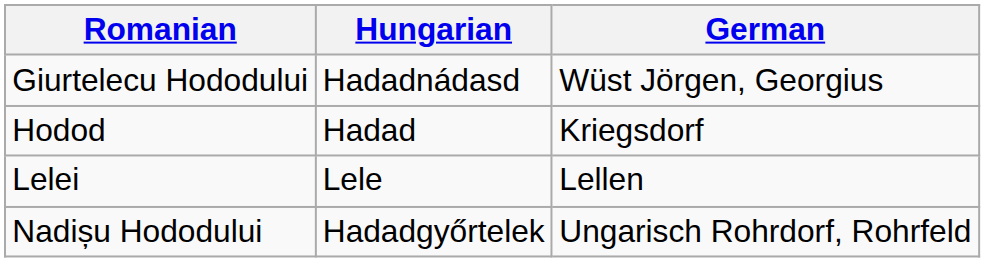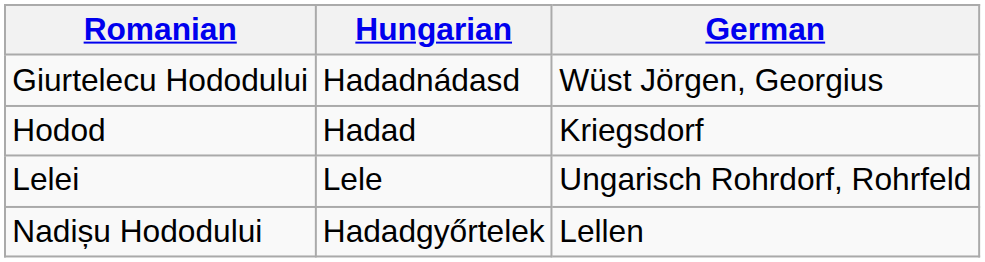(602, 180) Lellen -> (765, 180) Ungarisch Rohrdorf, Rohrfeld
(765, 230) Ungarisch Rohrdorf, Rohrfeld -> (602, 230) Lellen
